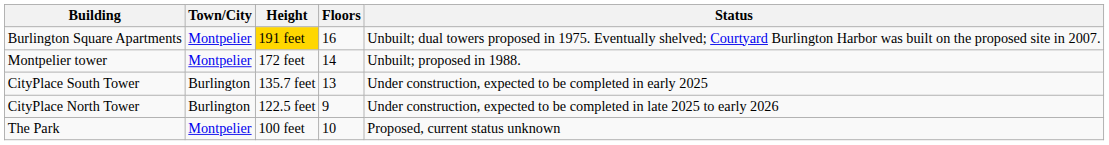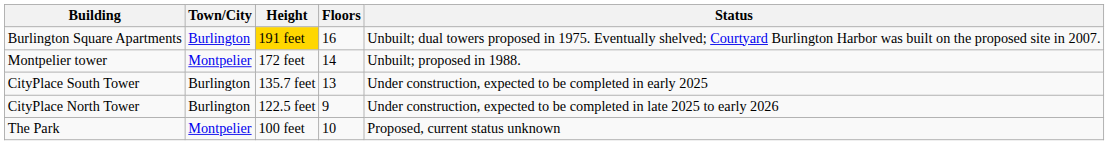(220, 38) Montpelier -> (219, 38) Burlington
